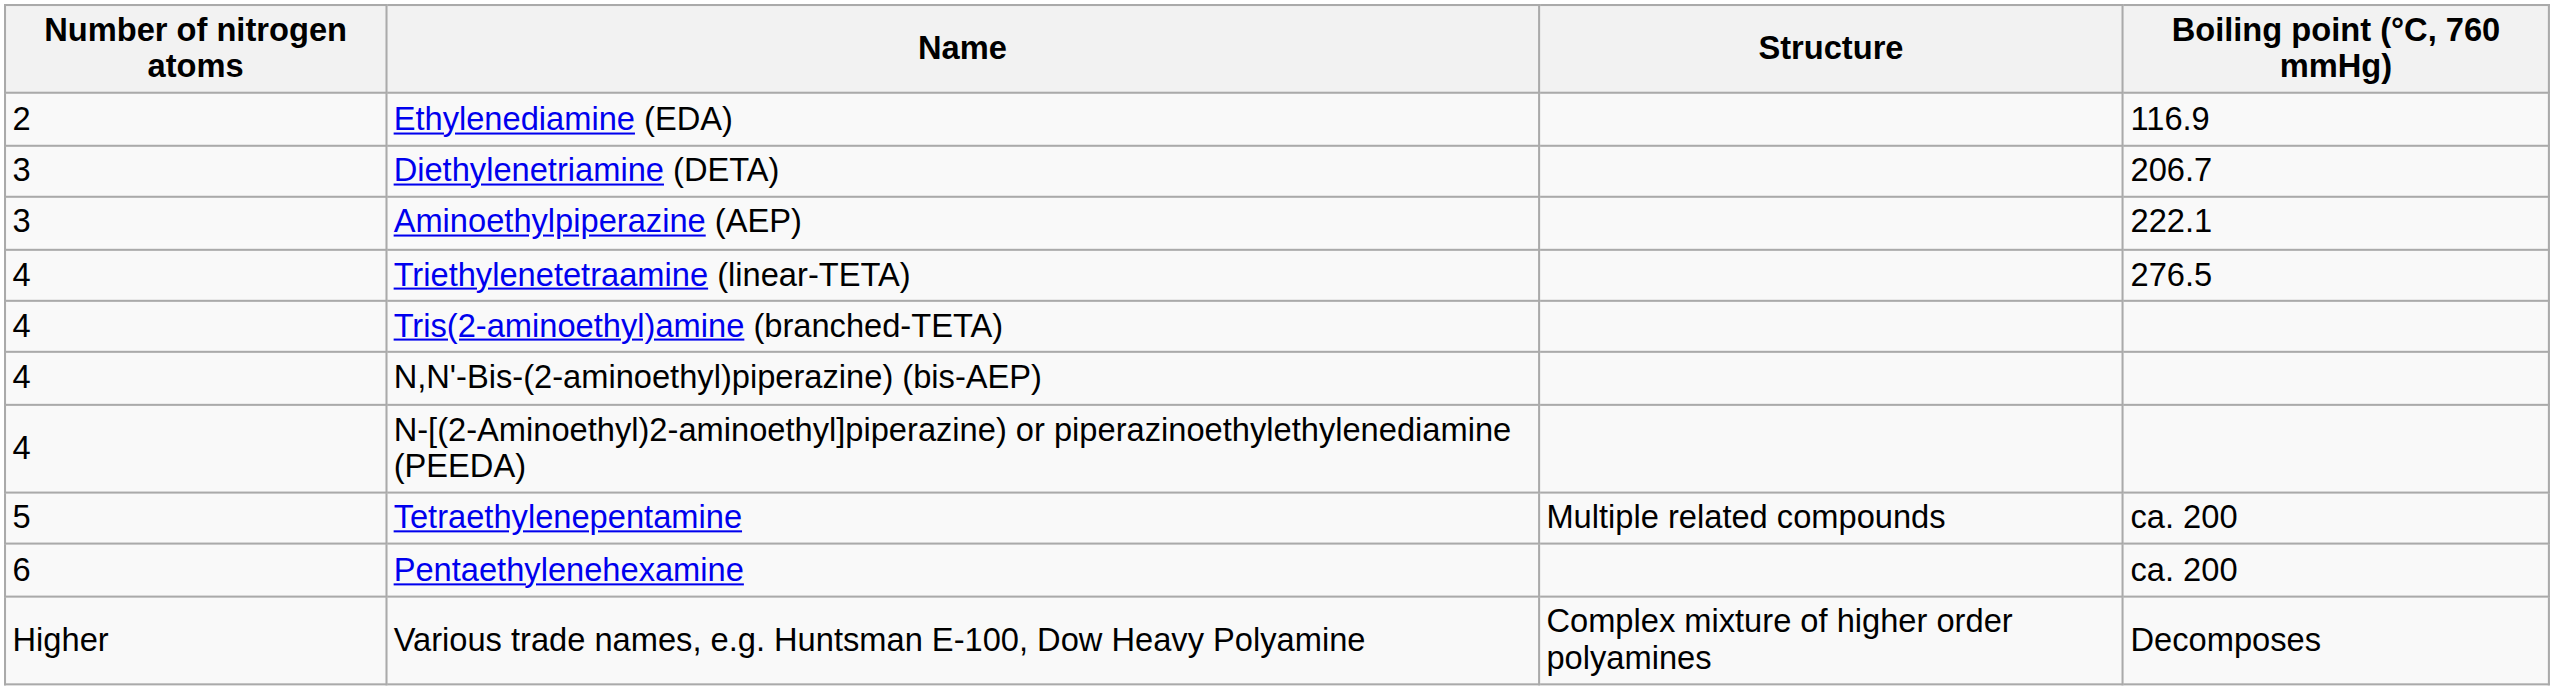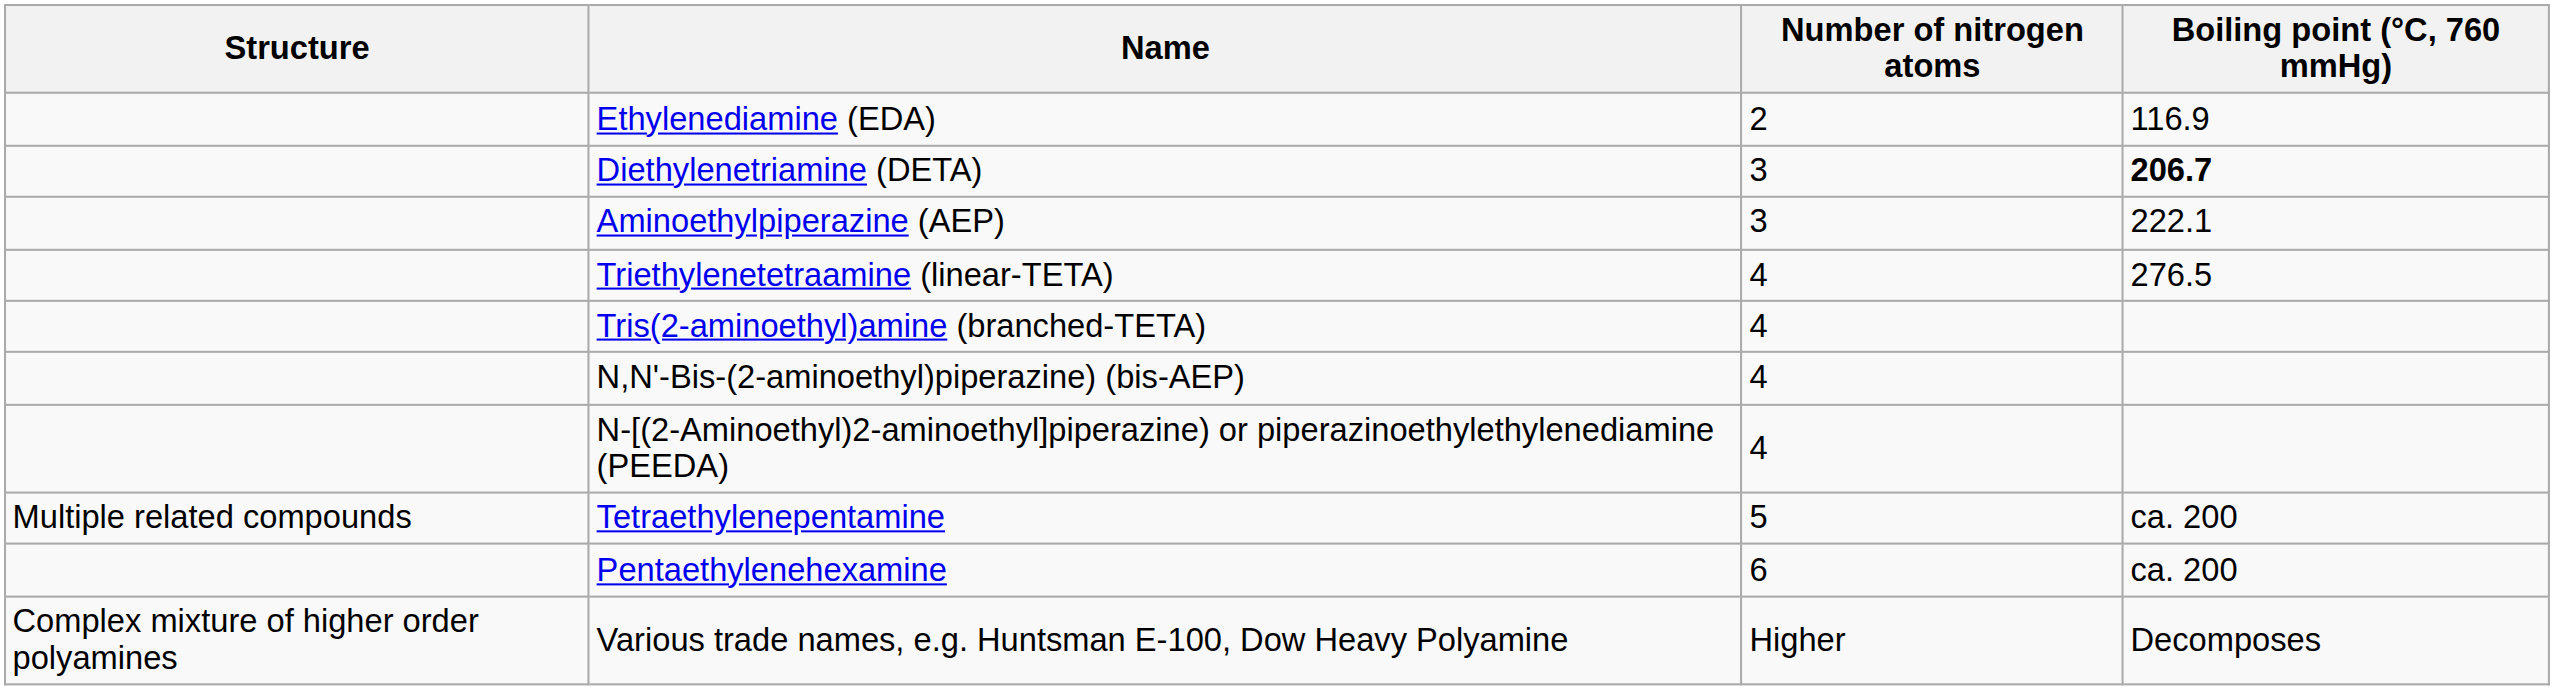columns swapped: (196, 48) <-> (1831, 48)
(2171, 170) normal -> (2171, 170) bold
